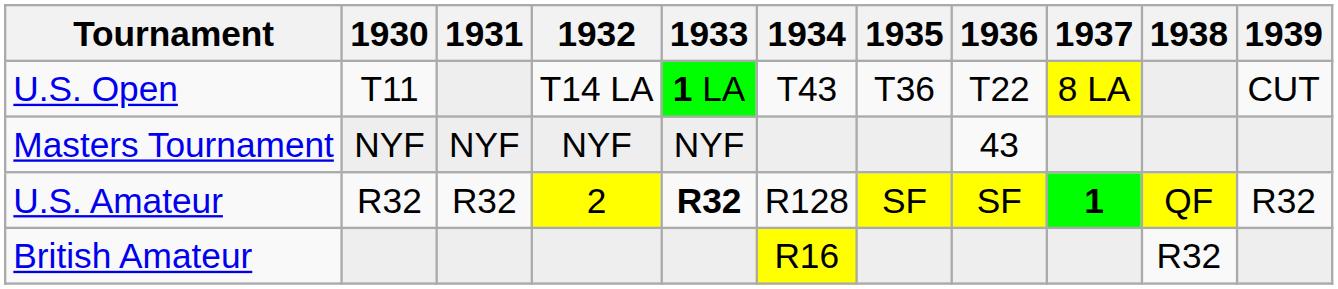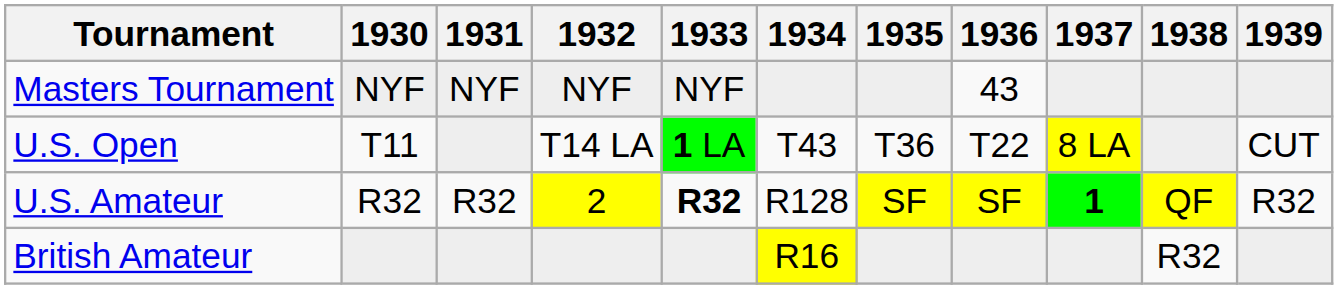rows swapped: (174, 145) <-> (96, 89)
